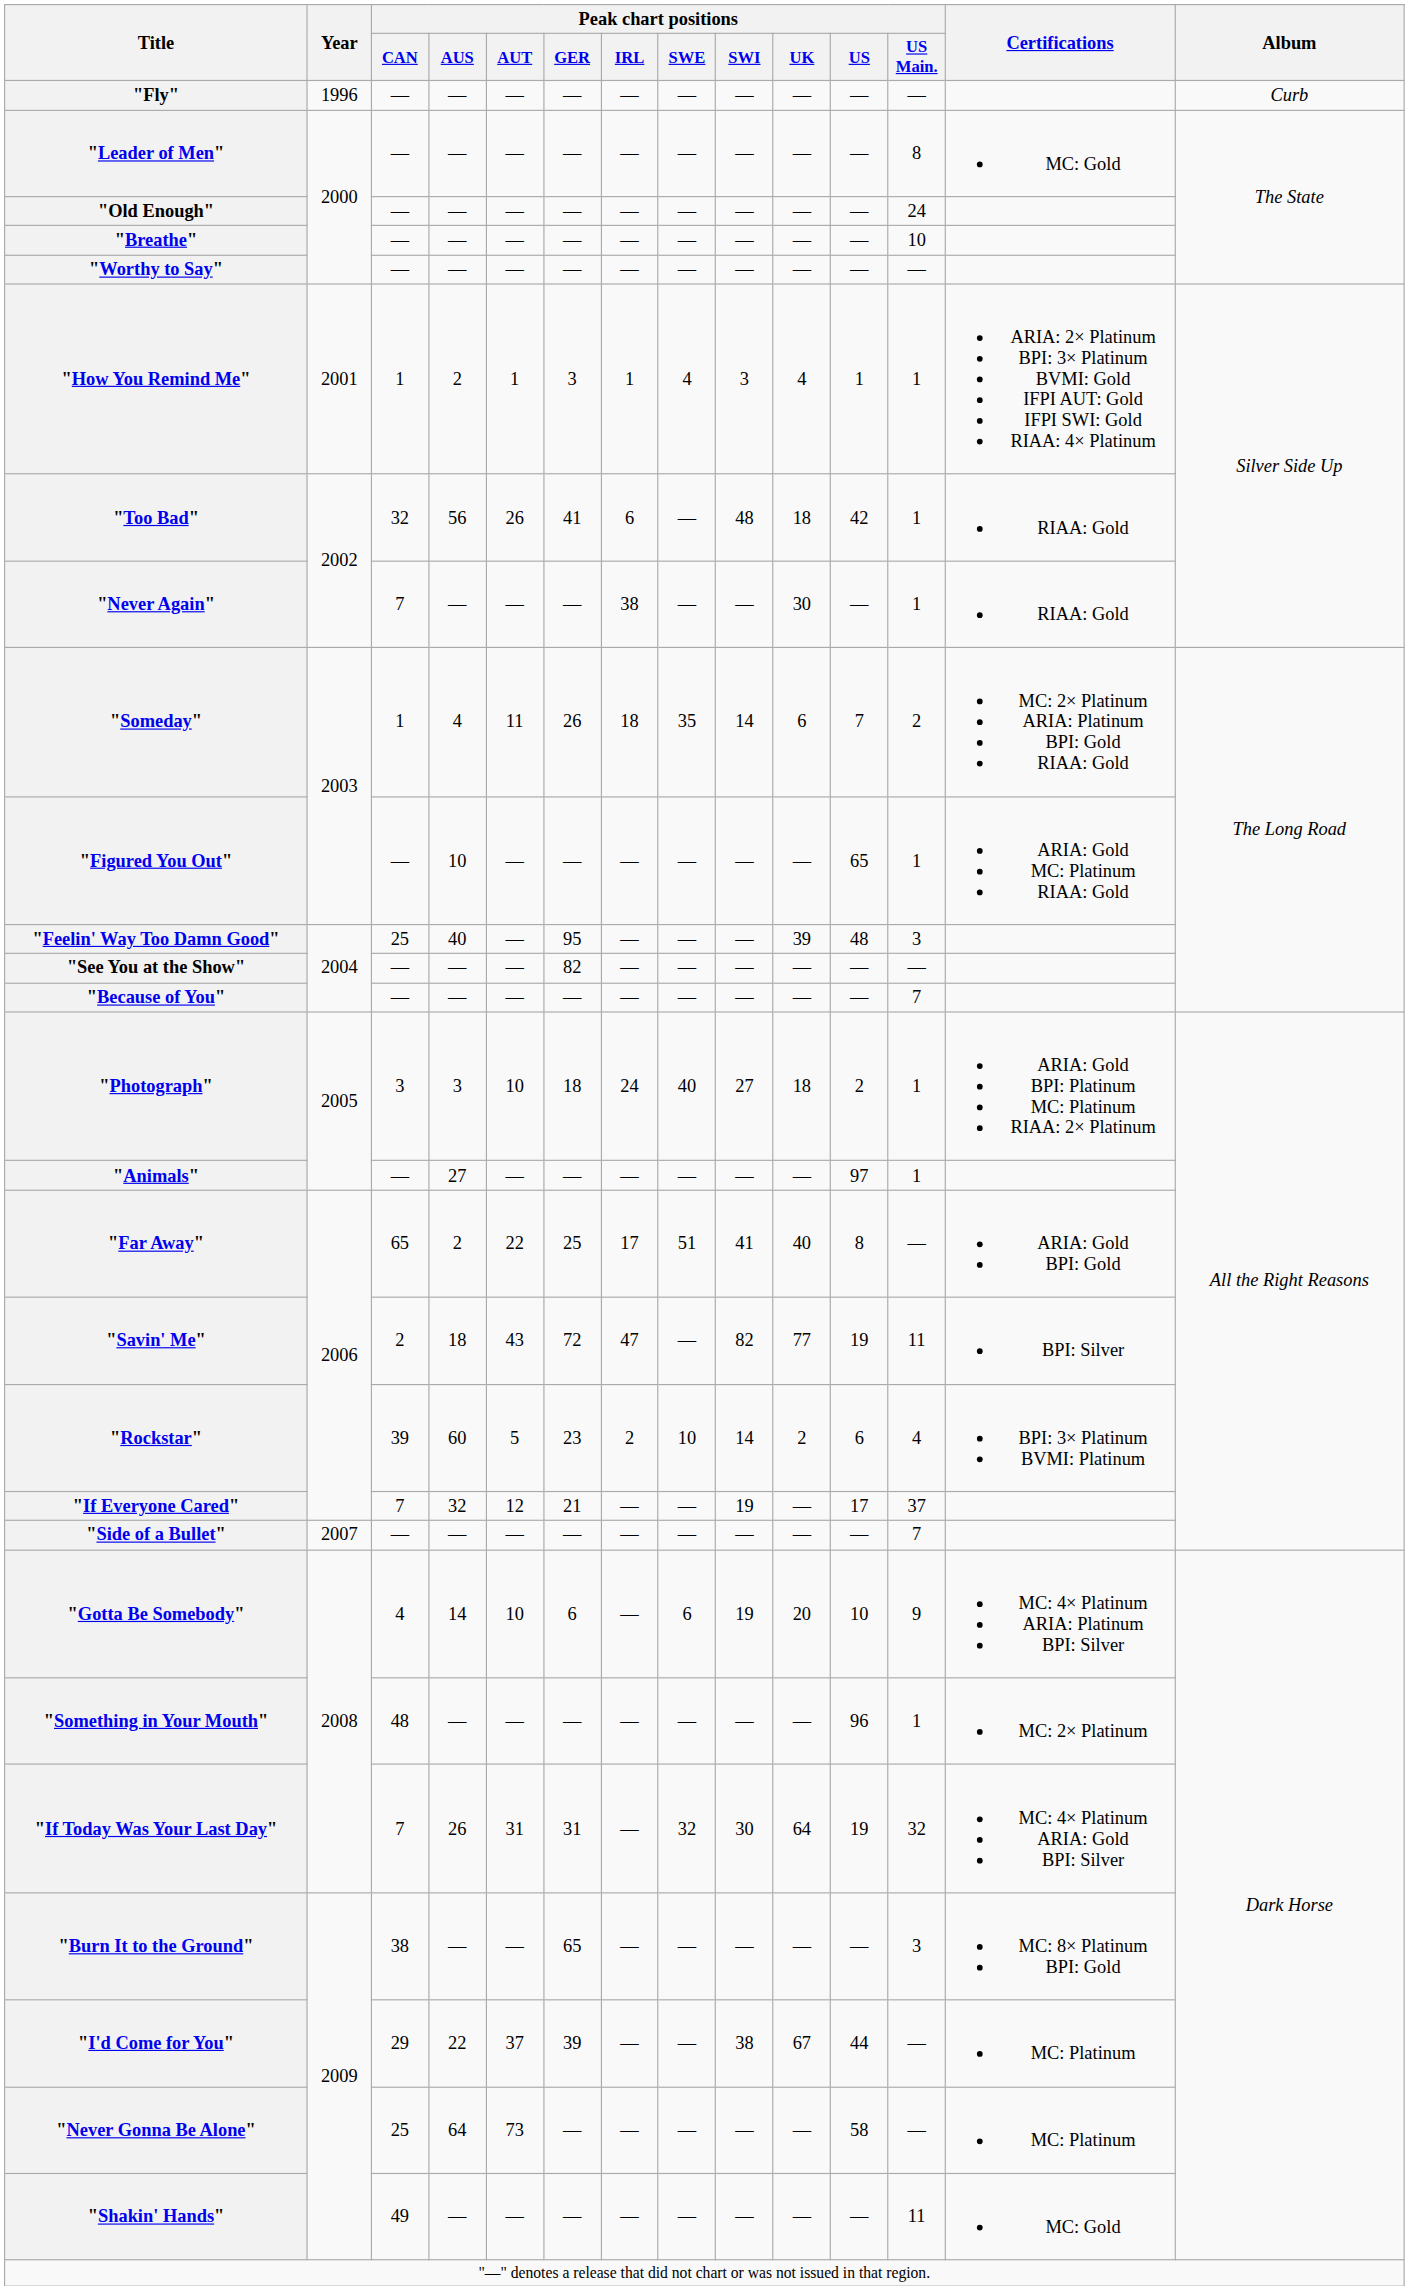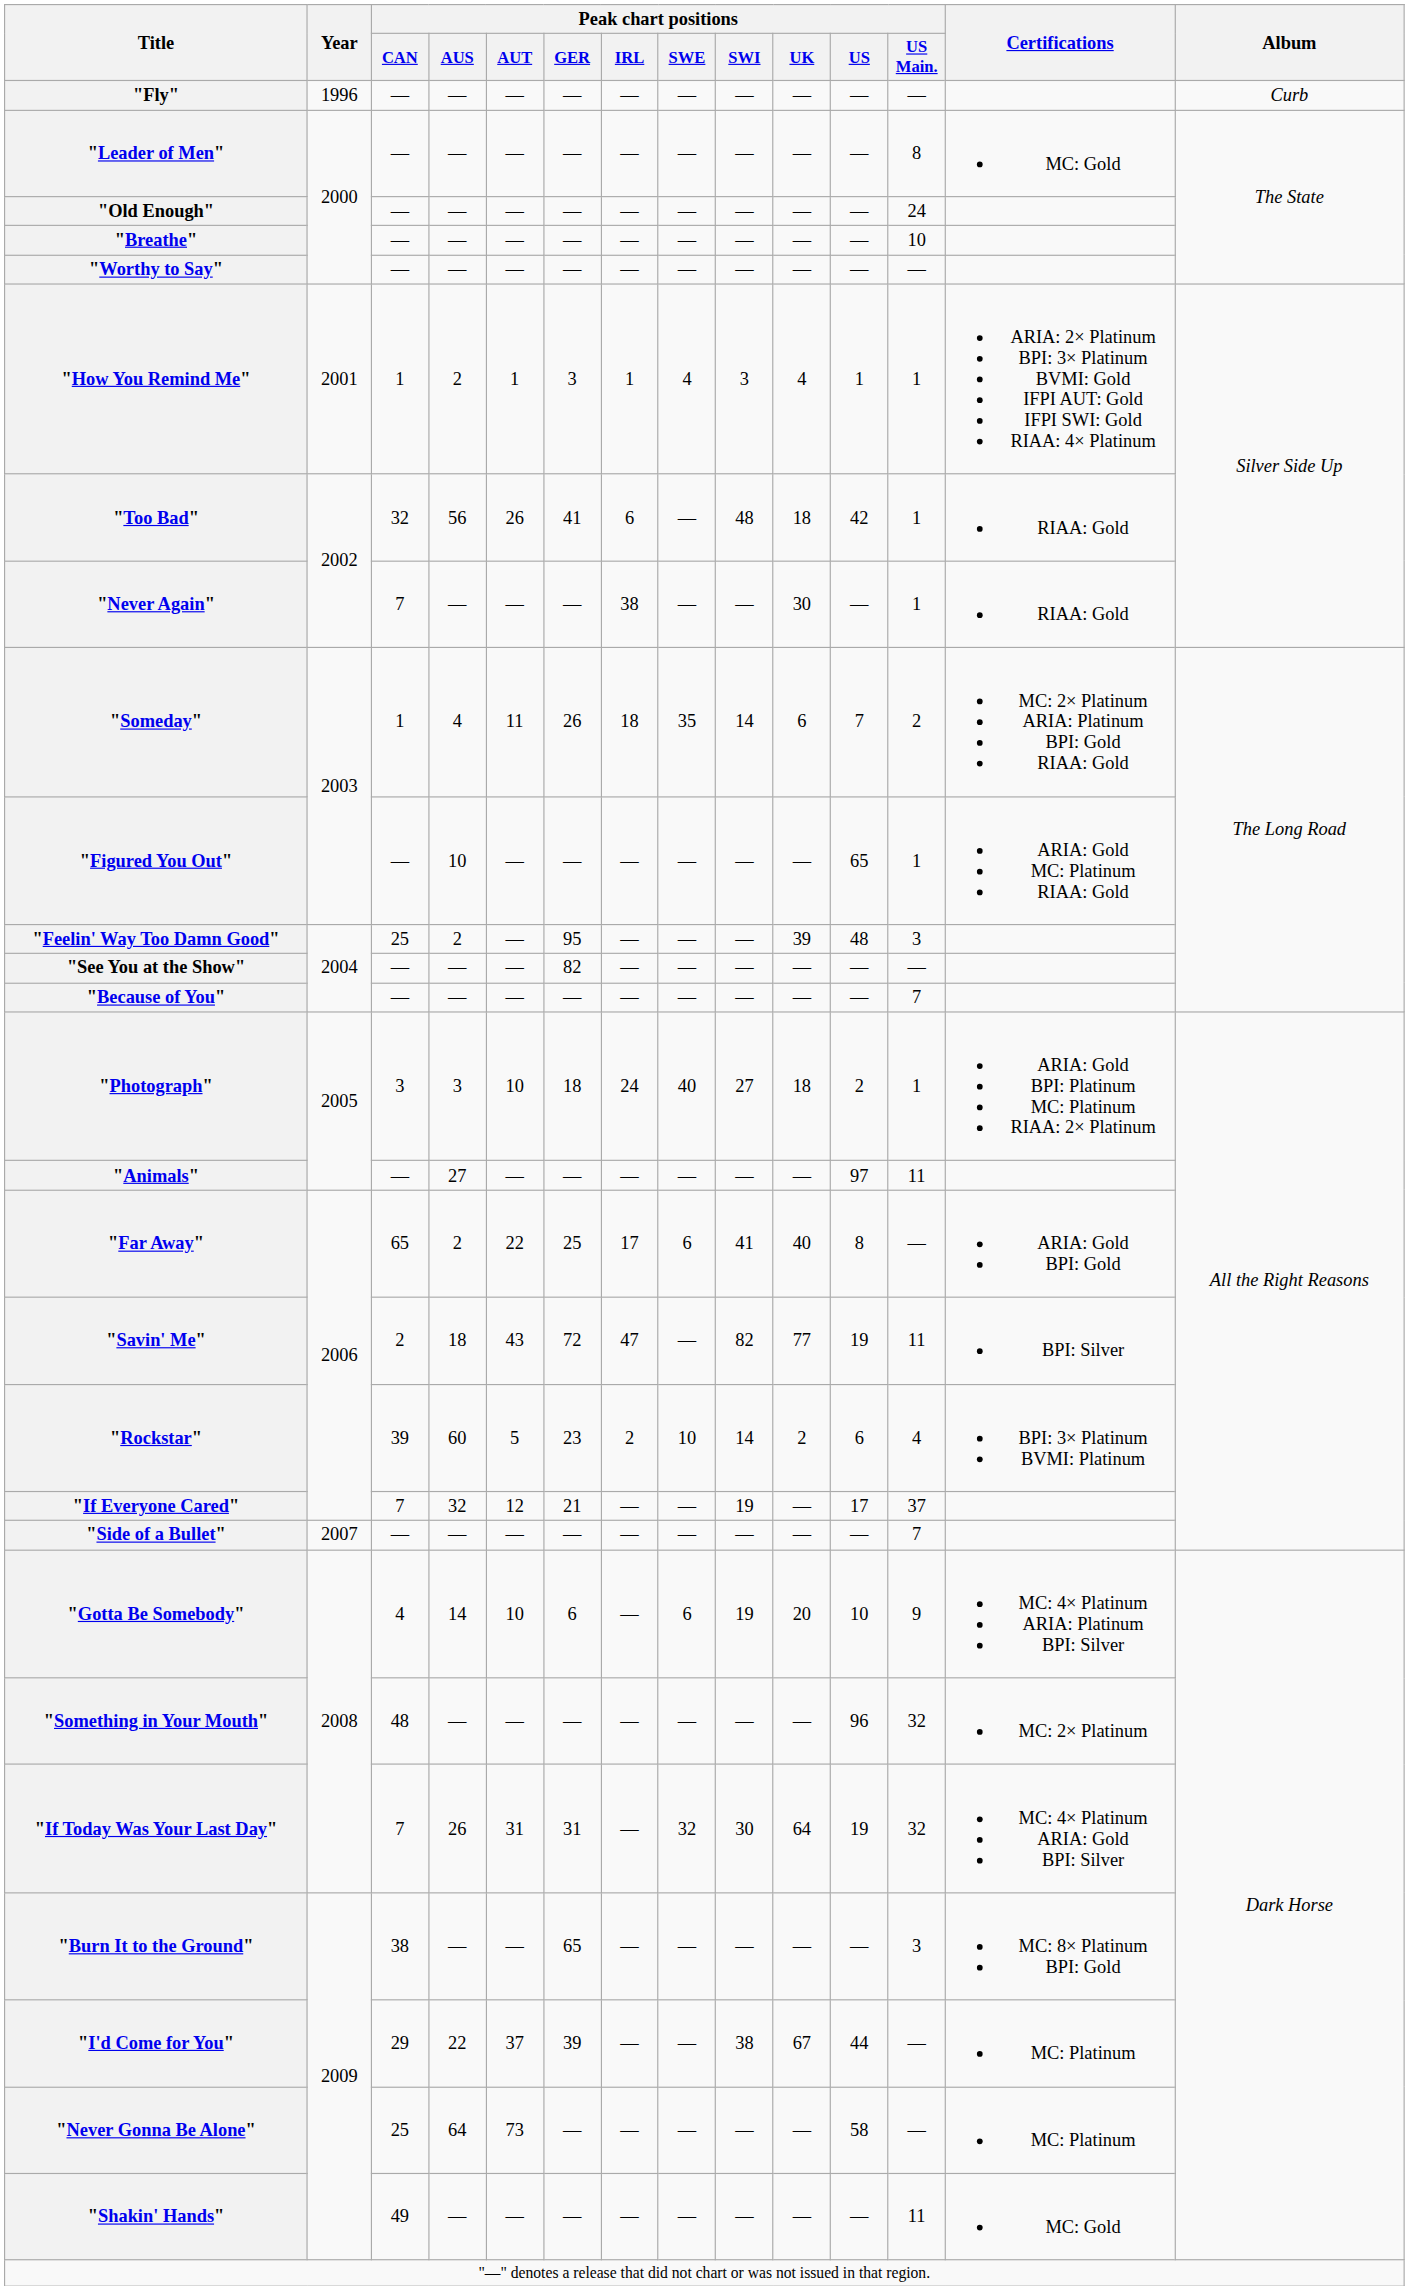(457, 938) 40 -> (457, 938) 2
(917, 1175) 1 -> (917, 1175) 11
(687, 1243) 51 -> (687, 1243) 6
(917, 1721) 1 -> (917, 1721) 32
